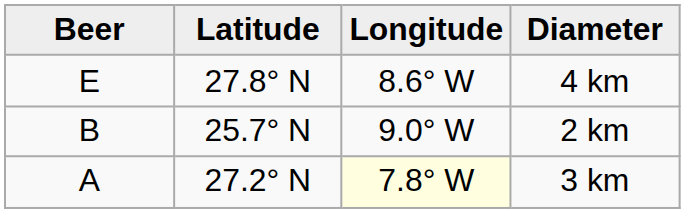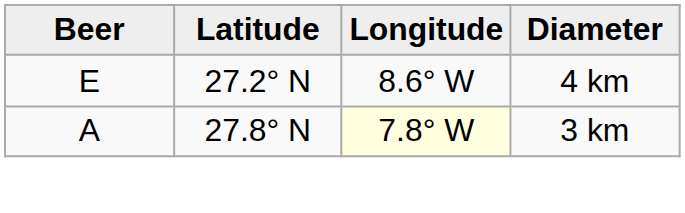(258, 80) 27.8° N -> (258, 80) 27.2° N
- row: (595, 130)
(258, 181) 27.2° N -> (258, 130) 27.8° N
